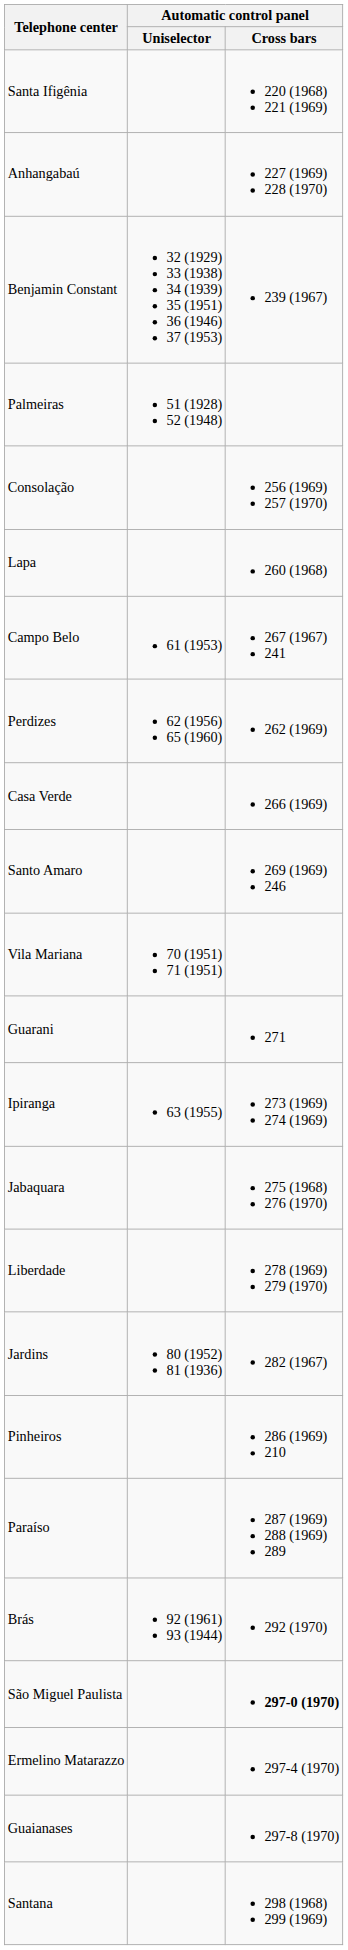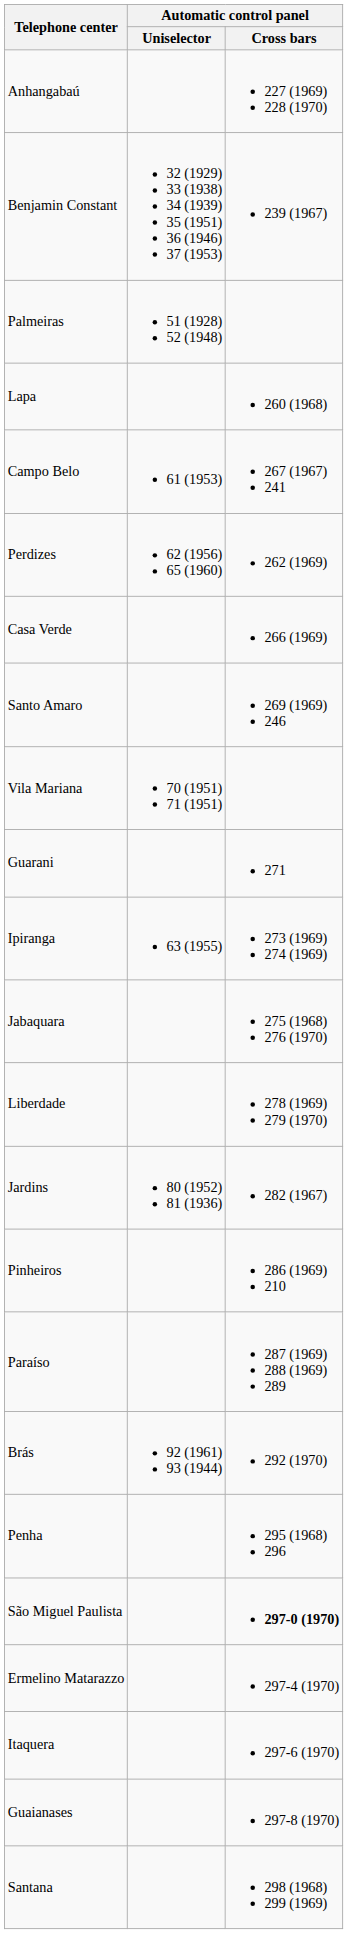- row: (47, 91)
- row: (41, 487)
+ row: (25, 1536)
+ row: (31, 1745)
